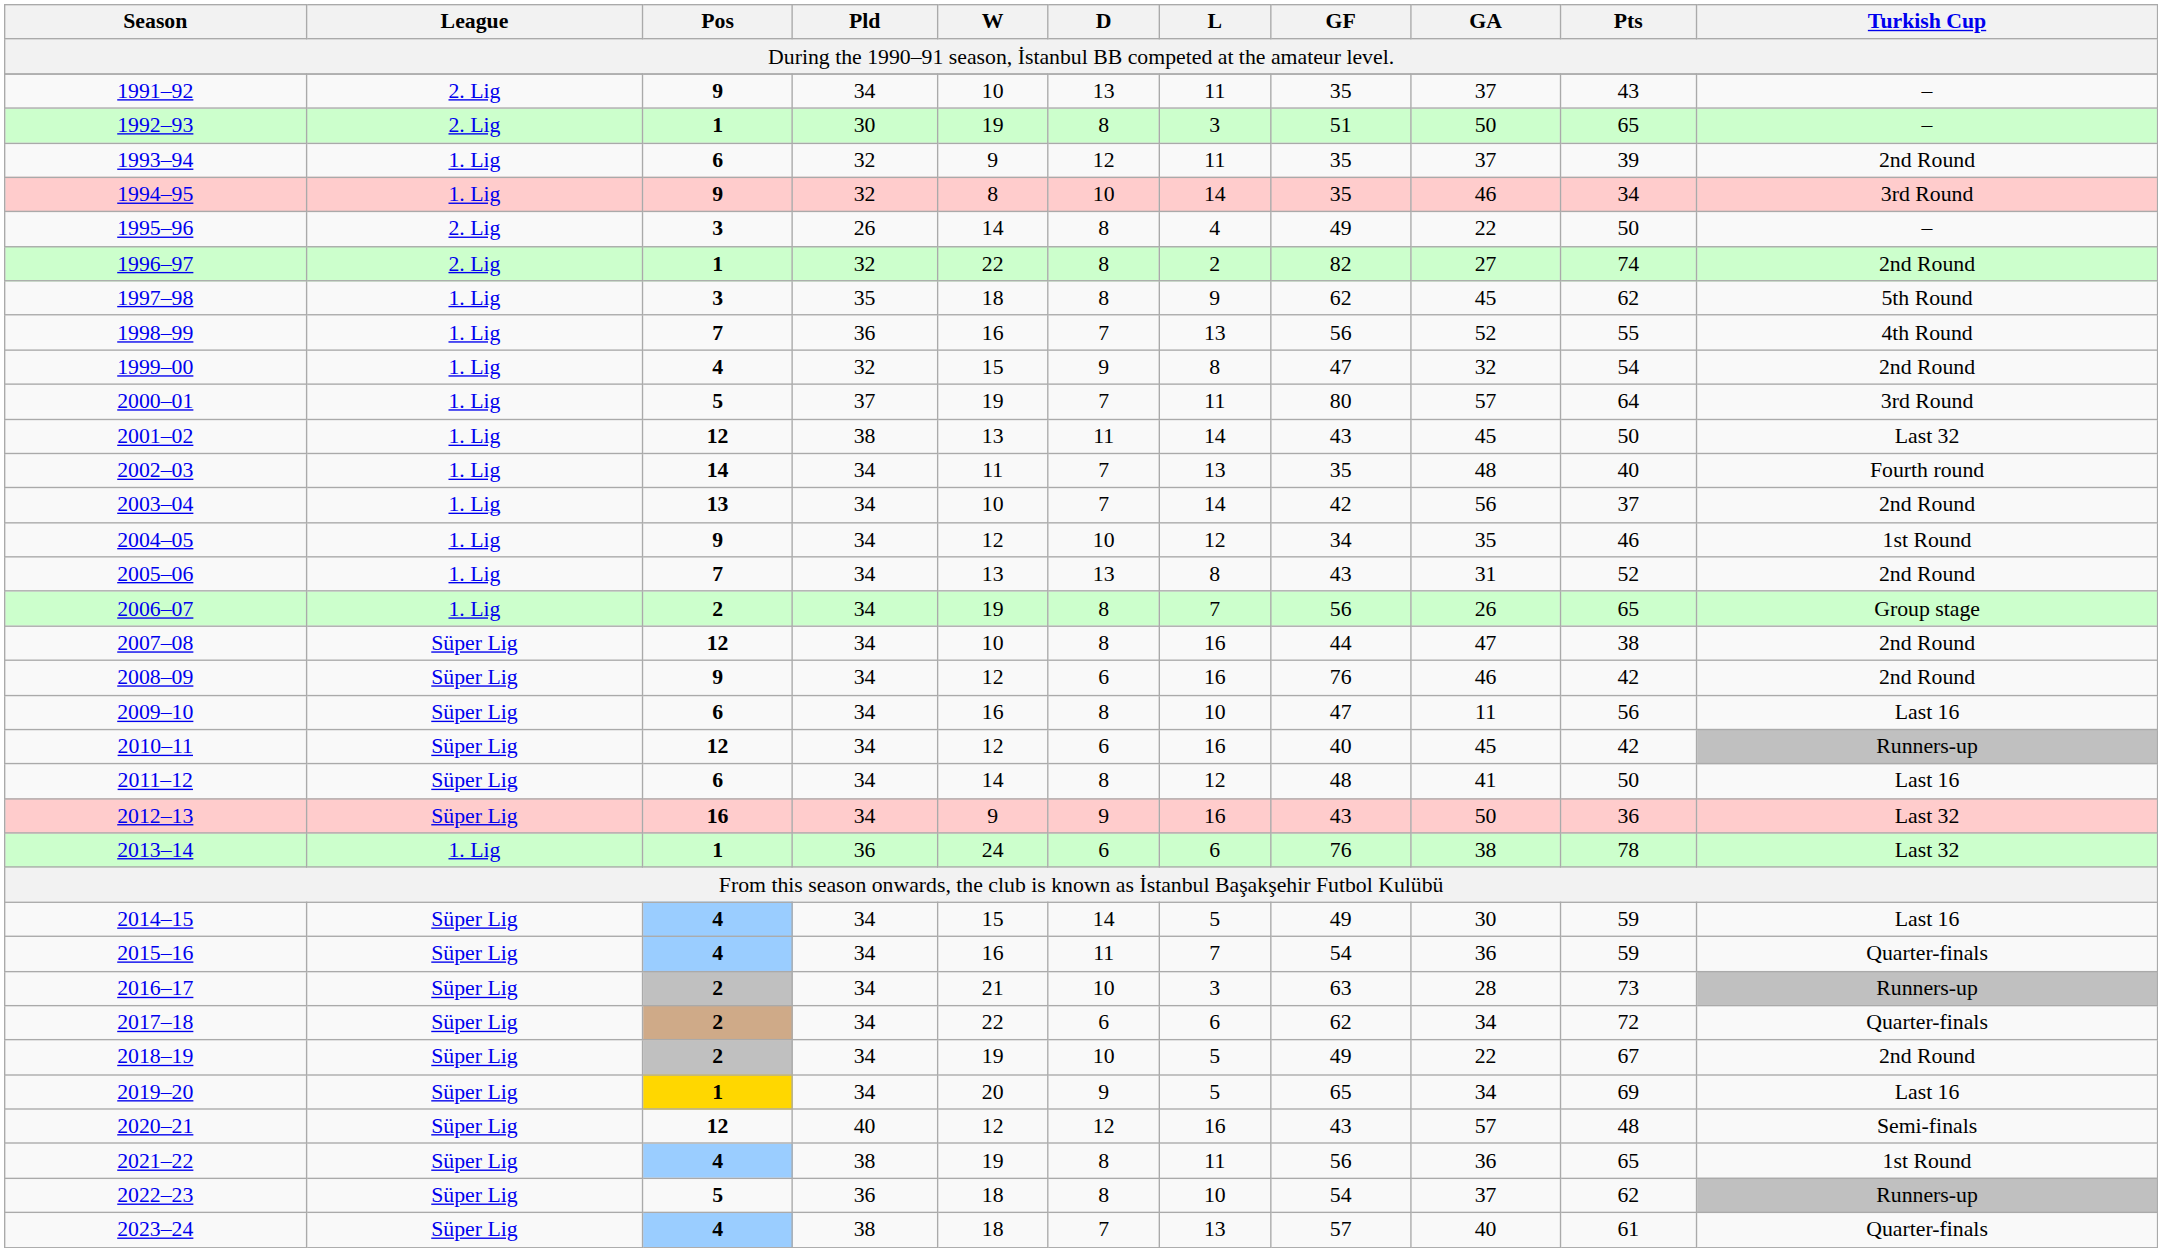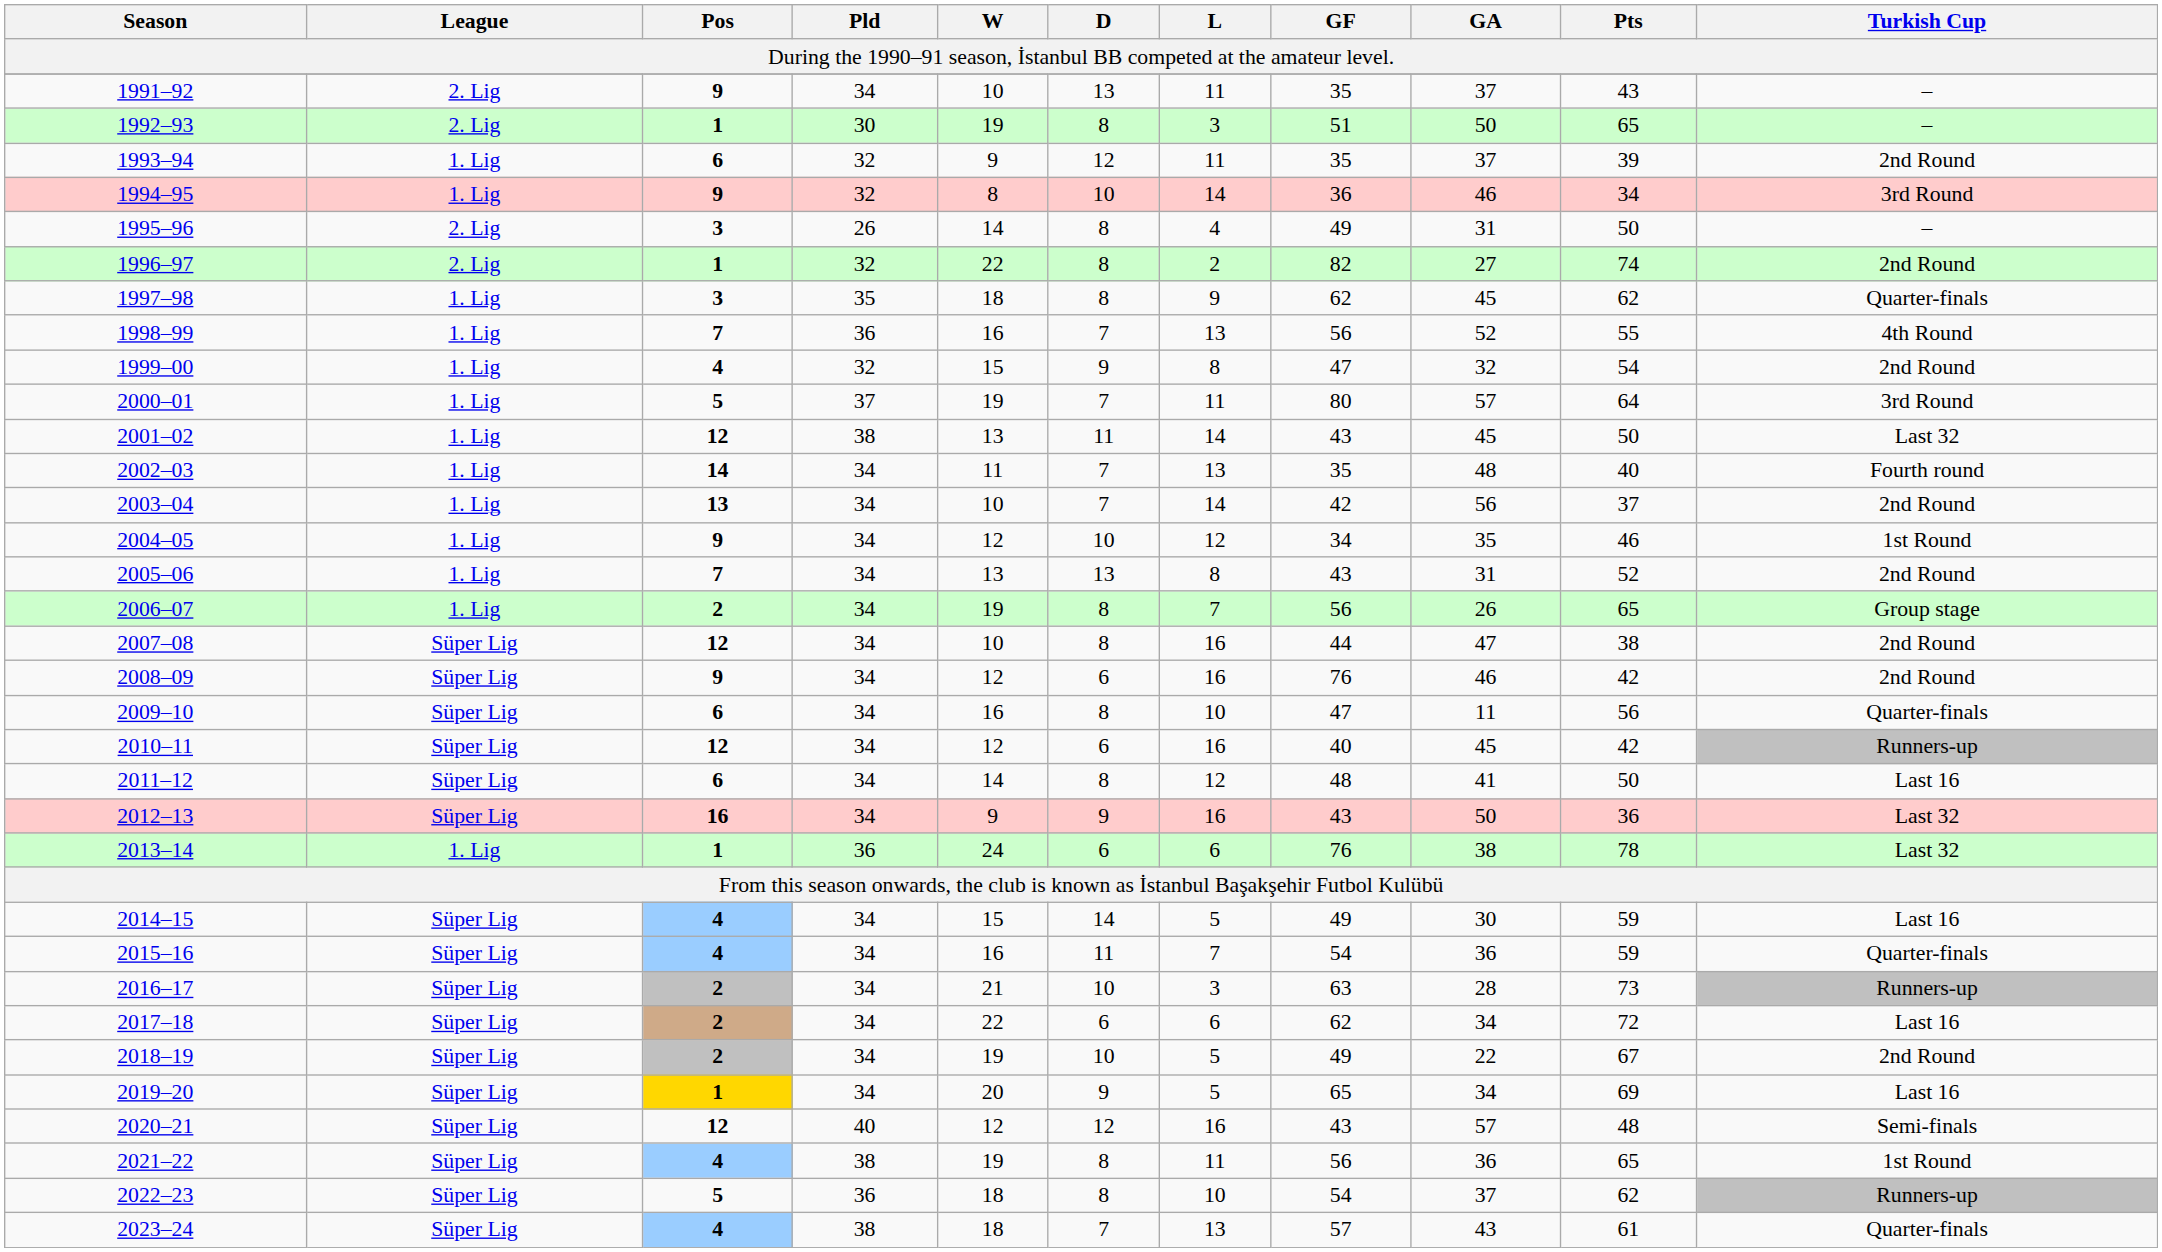(1341, 194) 35 -> (1341, 194) 36
(1486, 228) 22 -> (1486, 228) 31
(1927, 297) 5th Round -> (1927, 297) Quarter-finals
(1927, 711) Last 16 -> (1927, 711) Quarter-finals
(1927, 1022) Quarter-finals -> (1927, 1022) Last 16
(1486, 1229) 40 -> (1486, 1229) 43
